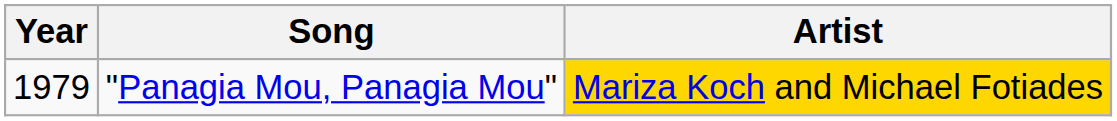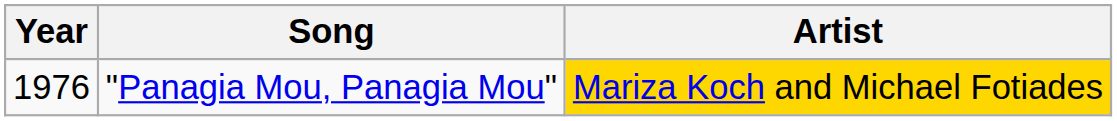(51, 86) 1979 -> (51, 86) 1976
